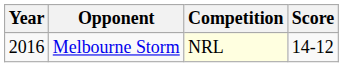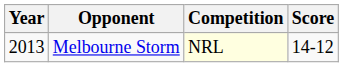(27, 47) 2016 -> (27, 47) 2013
